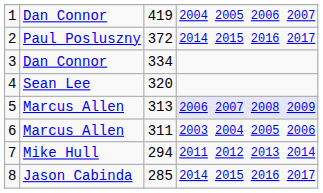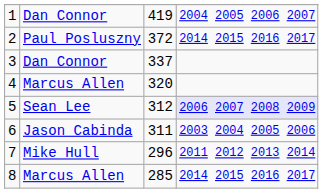(160, 62) 334 -> (160, 62) 337
(57, 85) Sean Lee -> (74, 85) Marcus Allen
(74, 108) Marcus Allen -> (57, 108) Sean Lee
(160, 108) 313 -> (160, 108) 312
(74, 130) Marcus Allen -> (78, 130) Jason Cabinda
(160, 153) 294 -> (160, 153) 296
(78, 176) Jason Cabinda -> (74, 176) Marcus Allen
